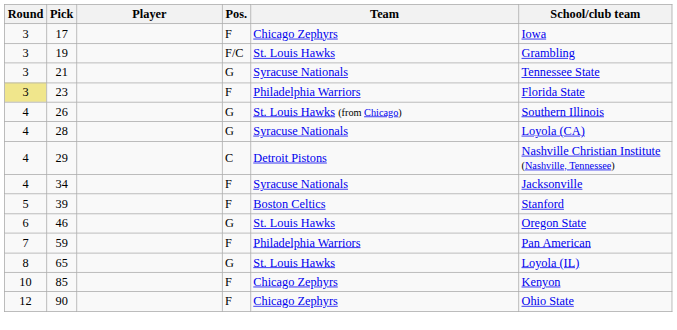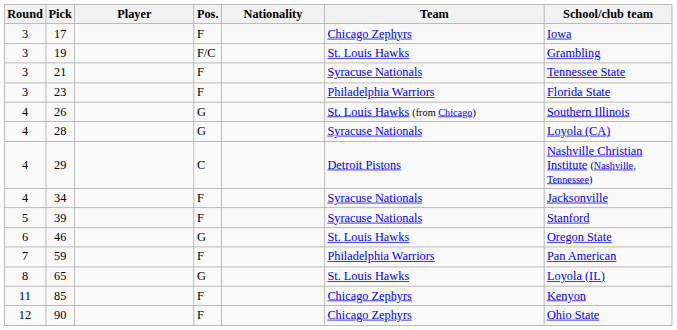+ column: (273, 14)
(230, 72) G -> (200, 72) F
(26, 92) khaki background -> (25, 92) no background
(289, 203) Boston Celtics -> (375, 217) Syracuse Nationals
(26, 282) 10 -> (25, 295) 11
